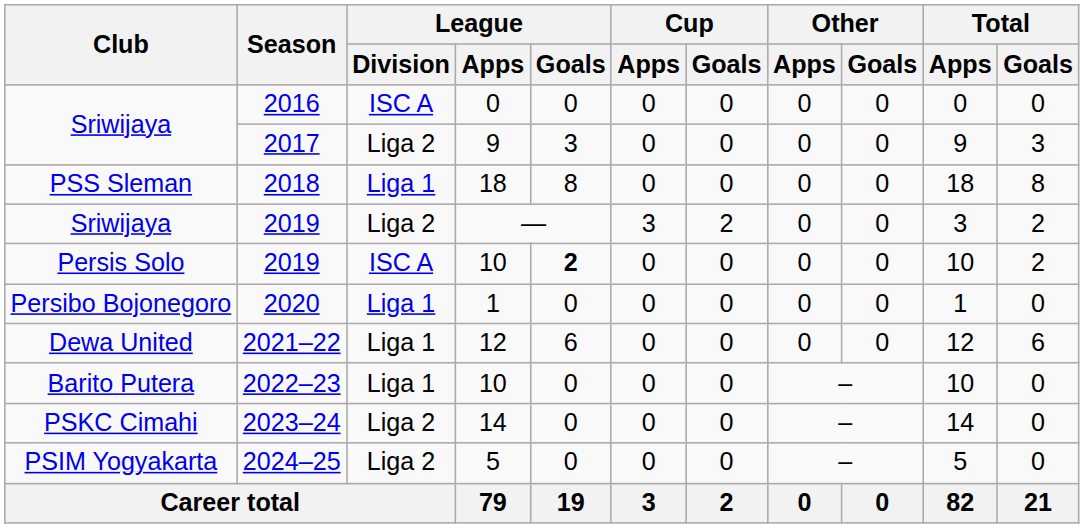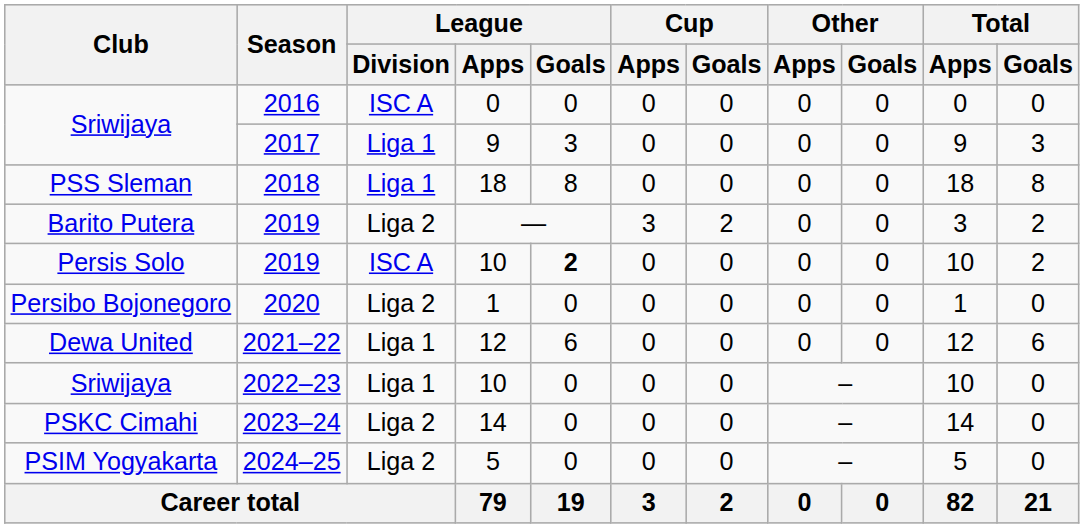(401, 143) Liga 2 -> (401, 143) Liga 1
(121, 223) Sriwijaya -> (121, 223) Barito Putera
(401, 303) Liga 1 -> (401, 303) Liga 2
(121, 382) Barito Putera -> (121, 382) Sriwijaya
